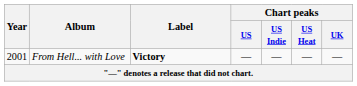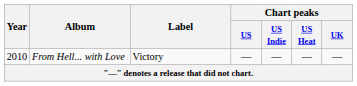(17, 56) 2001 -> (17, 56) 2010
(149, 56) bold -> (148, 56) normal
